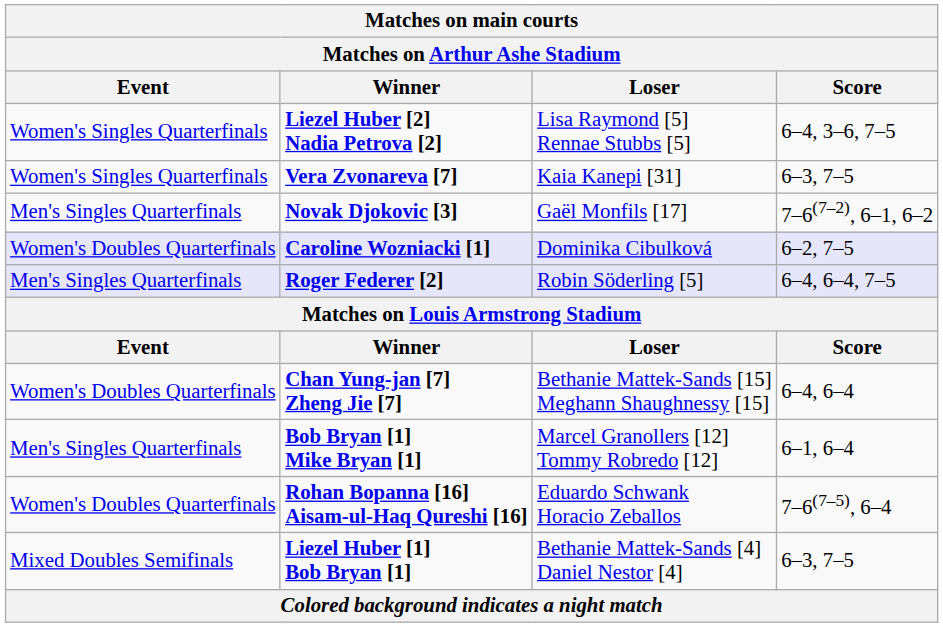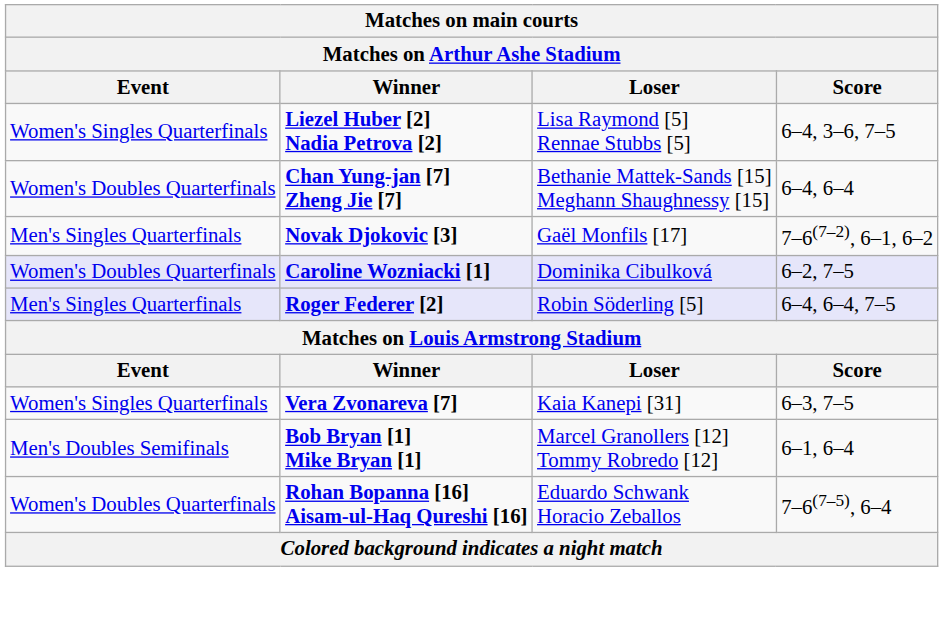rows swapped: (371, 176) <-> (368, 391)
(126, 447) Men's Singles Quarterfinals -> (119, 447) Men's Doubles Semifinals
- row: (358, 560)
